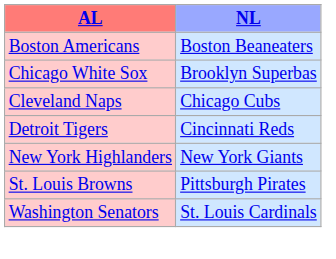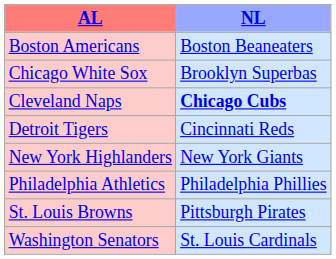(230, 101) normal -> (233, 101) bold
+ row: (87, 184)
